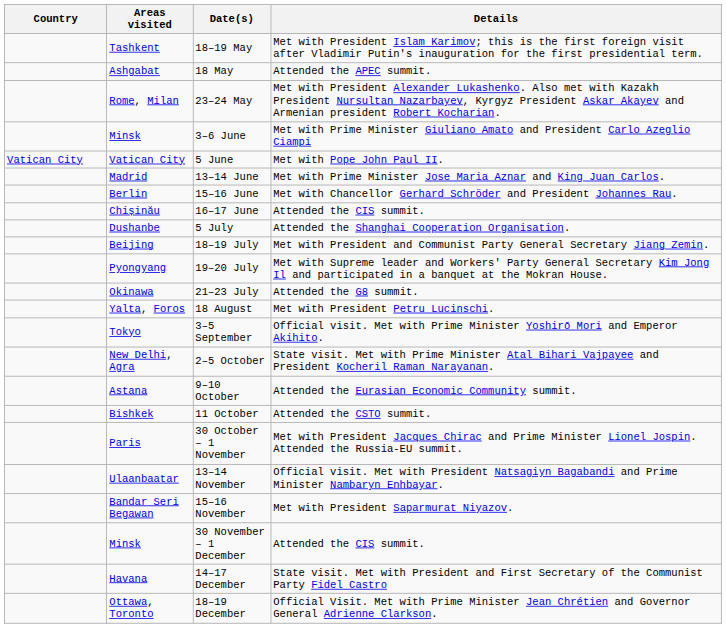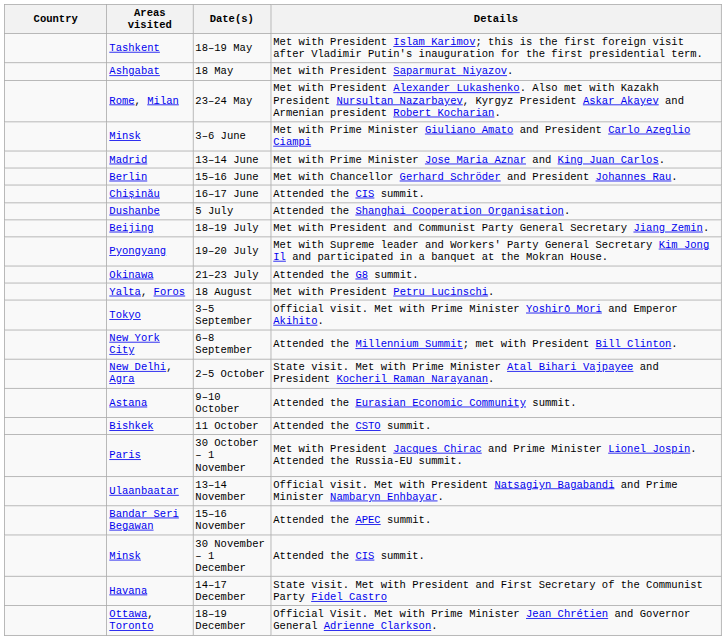(352, 72) Attended the APEC summit. -> (393, 72) Met with President Saparmurat Niyazov.
- row: (214, 160)
+ row: (224, 344)
(393, 508) Met with President Saparmurat Niyazov. -> (352, 520) Attended the APEC summit.
